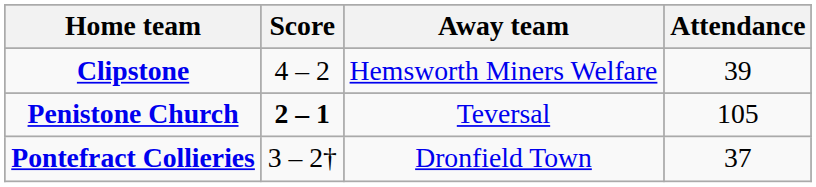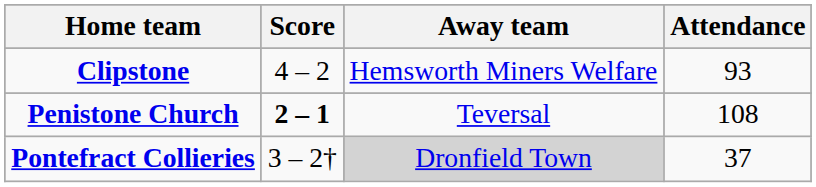(738, 70) 39 -> (738, 70) 93
(738, 114) 105 -> (738, 114) 108
(503, 158) no background -> (503, 158) lightgrey background
